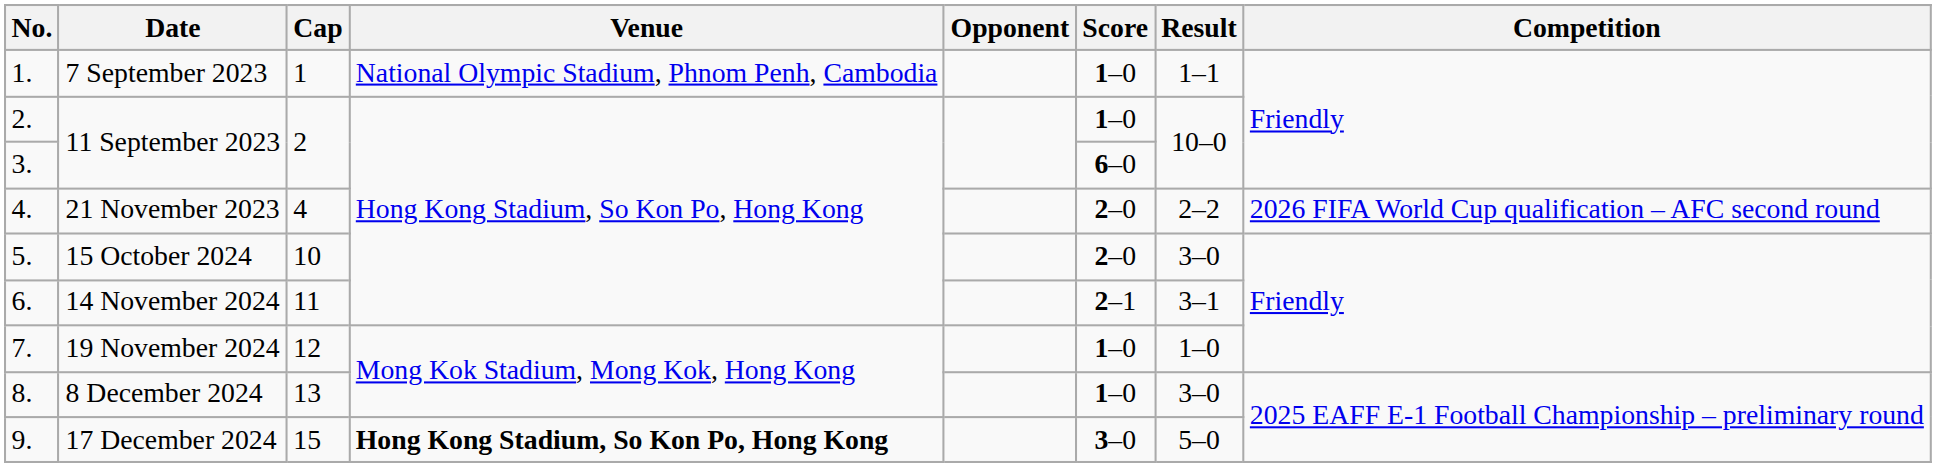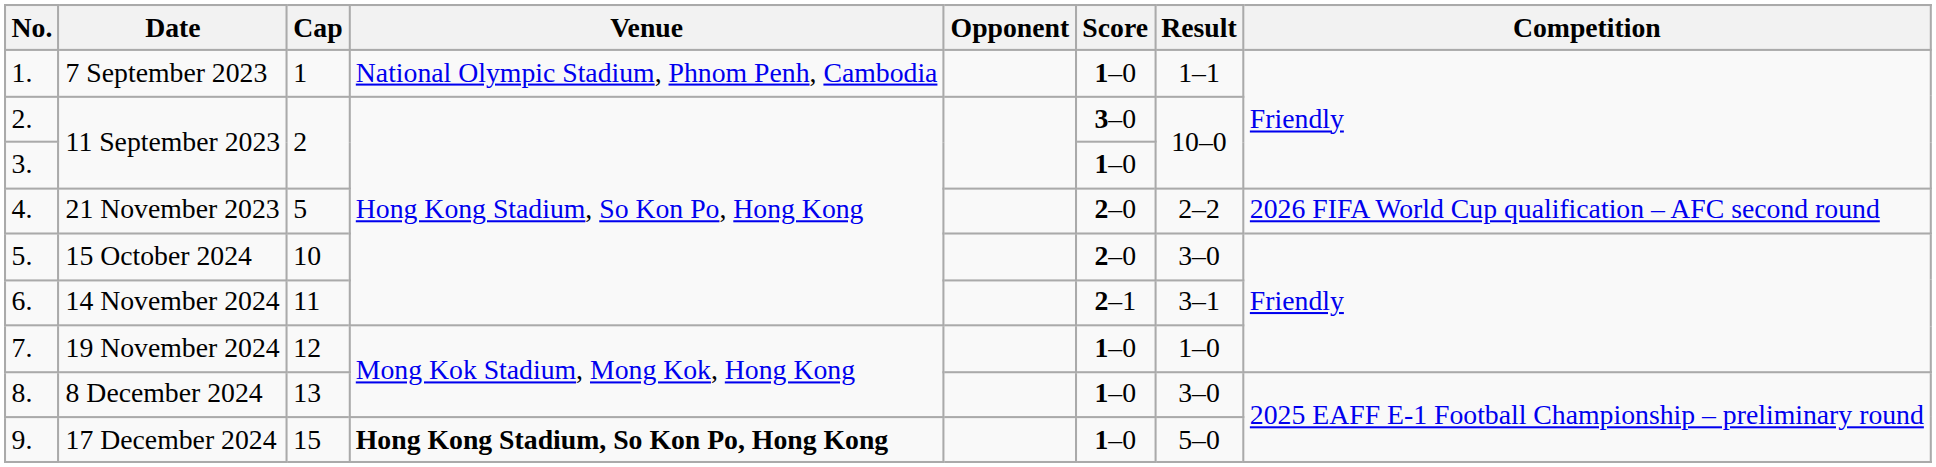(1115, 118) 1–0 -> (1115, 118) 3–0
(1115, 164) 6–0 -> (1115, 164) 1–0
(300, 210) 4 -> (300, 210) 5
(1115, 438) 3–0 -> (1115, 438) 1–0
